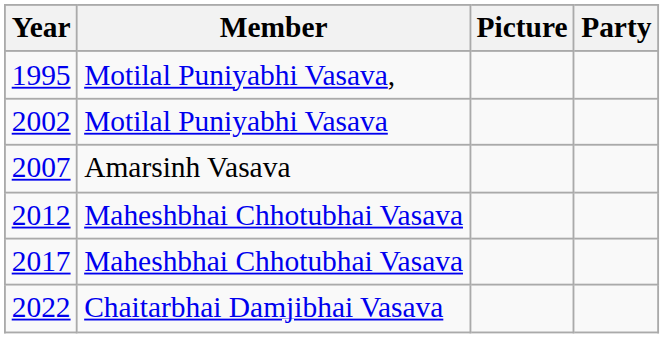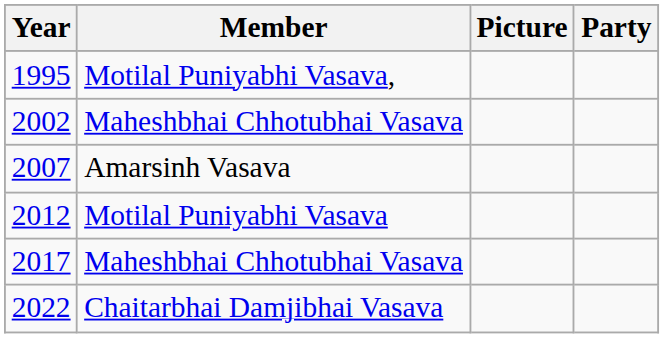(236, 121) Motilal Puniyabhi Vasava -> (274, 121) Maheshbhai Chhotubhai Vasava
(274, 214) Maheshbhai Chhotubhai Vasava -> (236, 214) Motilal Puniyabhi Vasava
